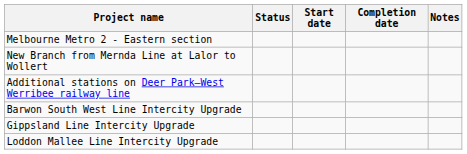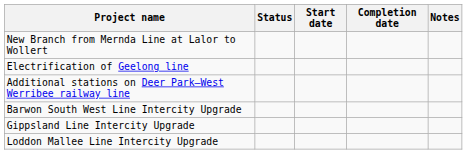- row: (109, 39)
+ row: (98, 67)
